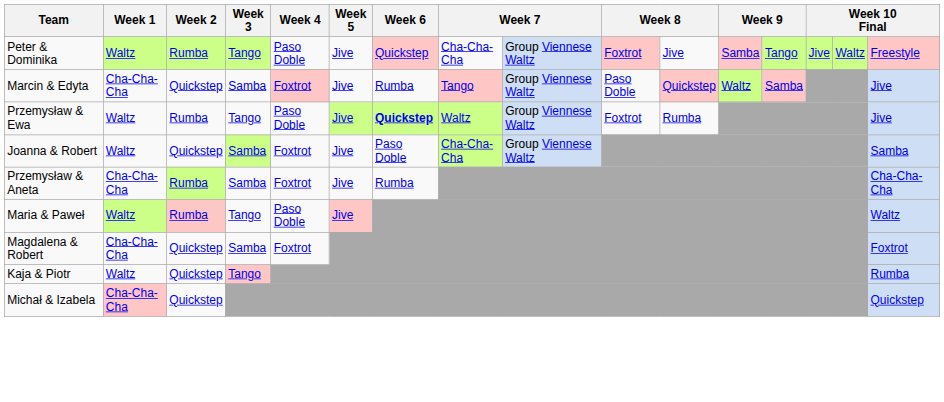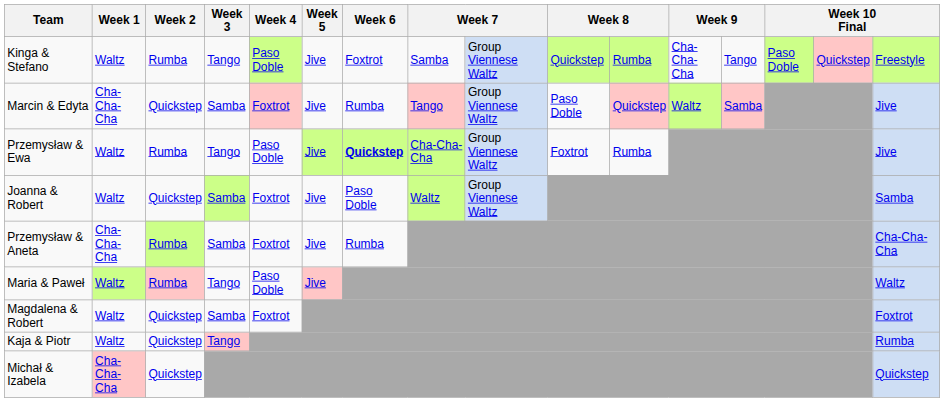+ row: (28, 60)
- row: (32, 53)
(456, 118) Waltz -> (436, 152) Cha-Cha-Cha
(467, 150) Cha-Cha-Cha -> (425, 198) Waltz
(132, 248) Cha-Cha-Cha -> (110, 315) Waltz
